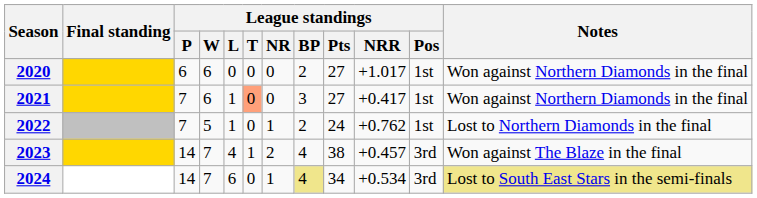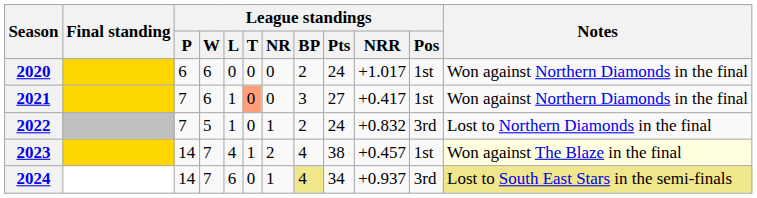(336, 71) 27 -> (336, 71) 24
(382, 125) +0.762 -> (382, 125) +0.832
(424, 125) 1st -> (425, 125) 3rd
(425, 152) 3rd -> (424, 152) 1st
(564, 152) no background -> (564, 152) lightyellow background
(382, 179) +0.534 -> (382, 179) +0.937
